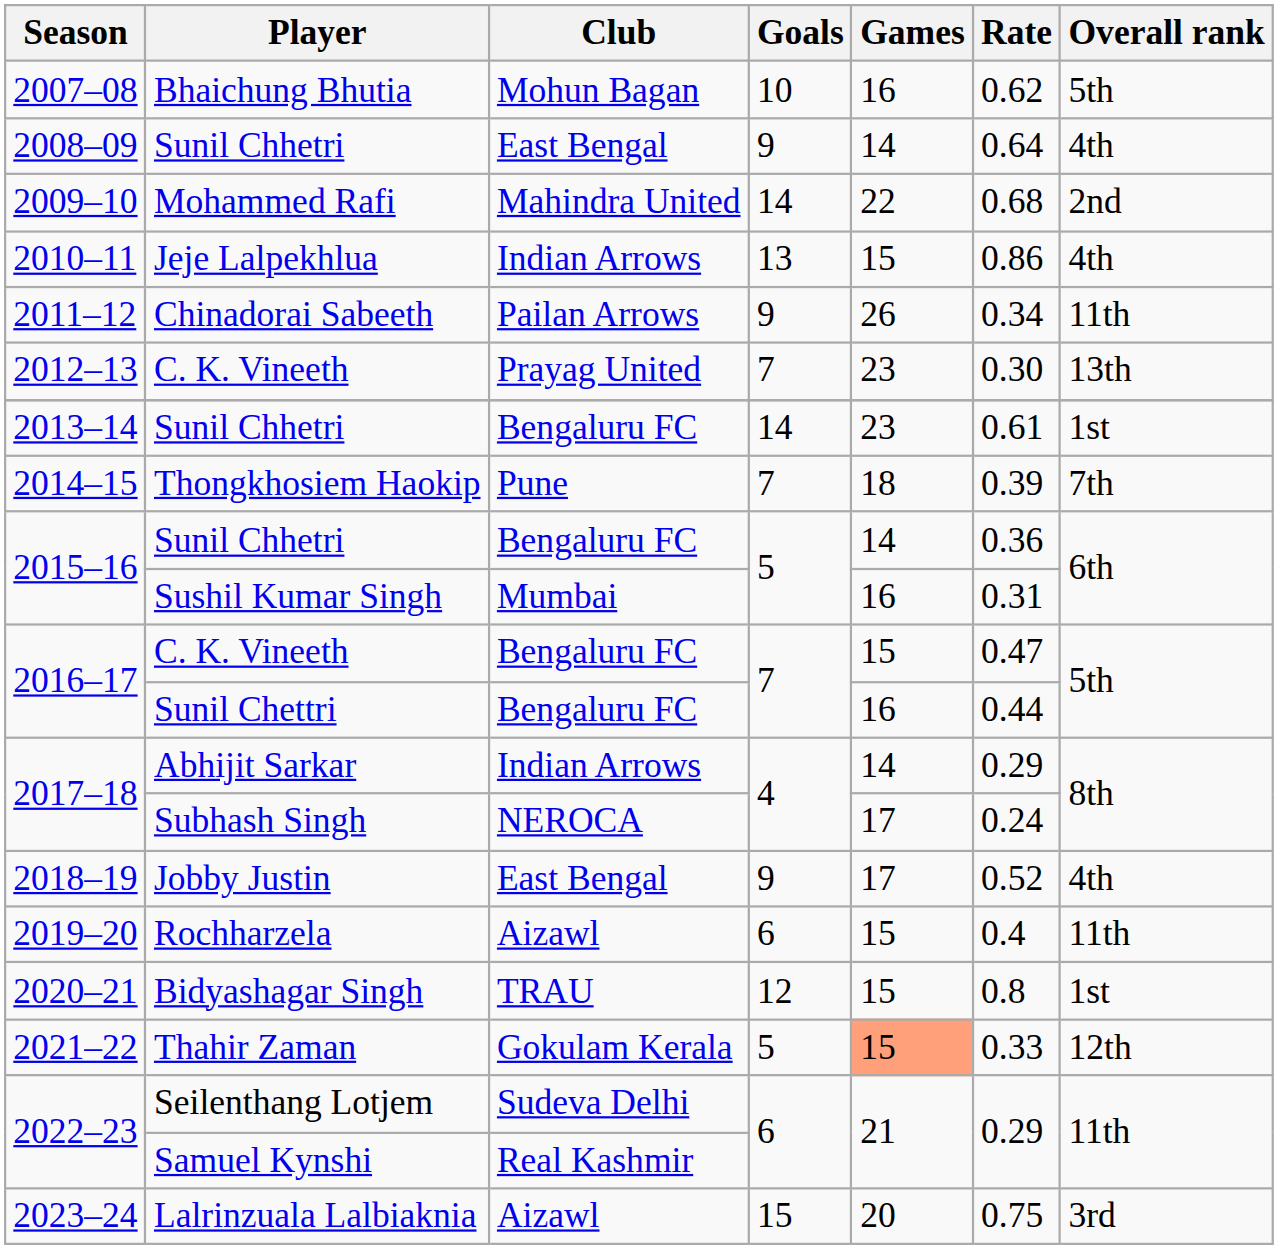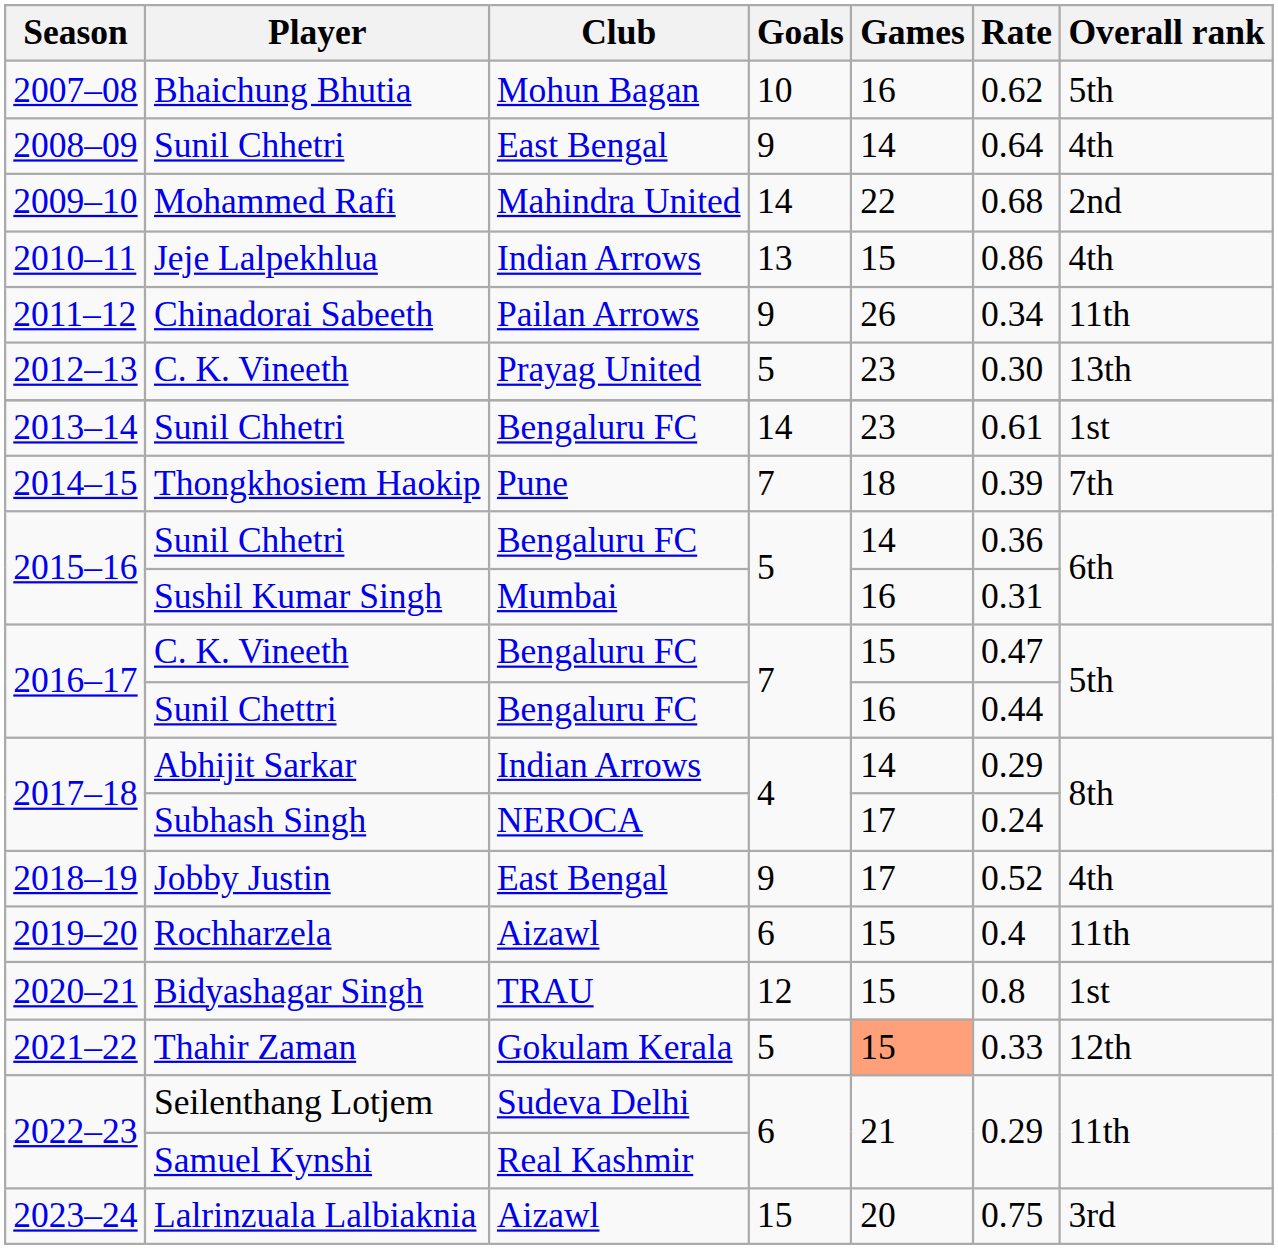(766, 370) 7 -> (766, 370) 5
